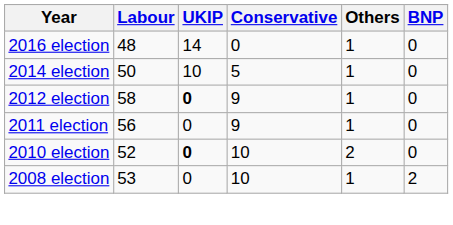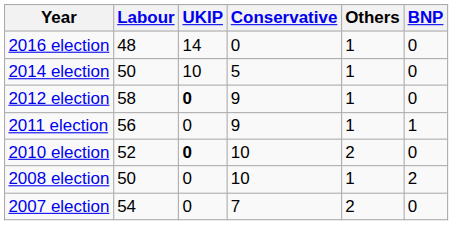(412, 125) 0 -> (412, 125) 1
(127, 179) 53 -> (127, 179) 50
+ row: (59, 206)
